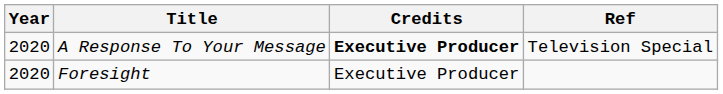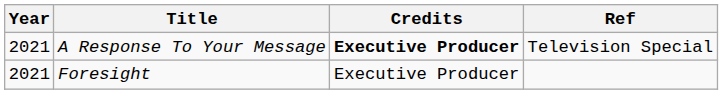(29, 47) 2020 -> (29, 47) 2021
(29, 75) 2020 -> (29, 75) 2021
